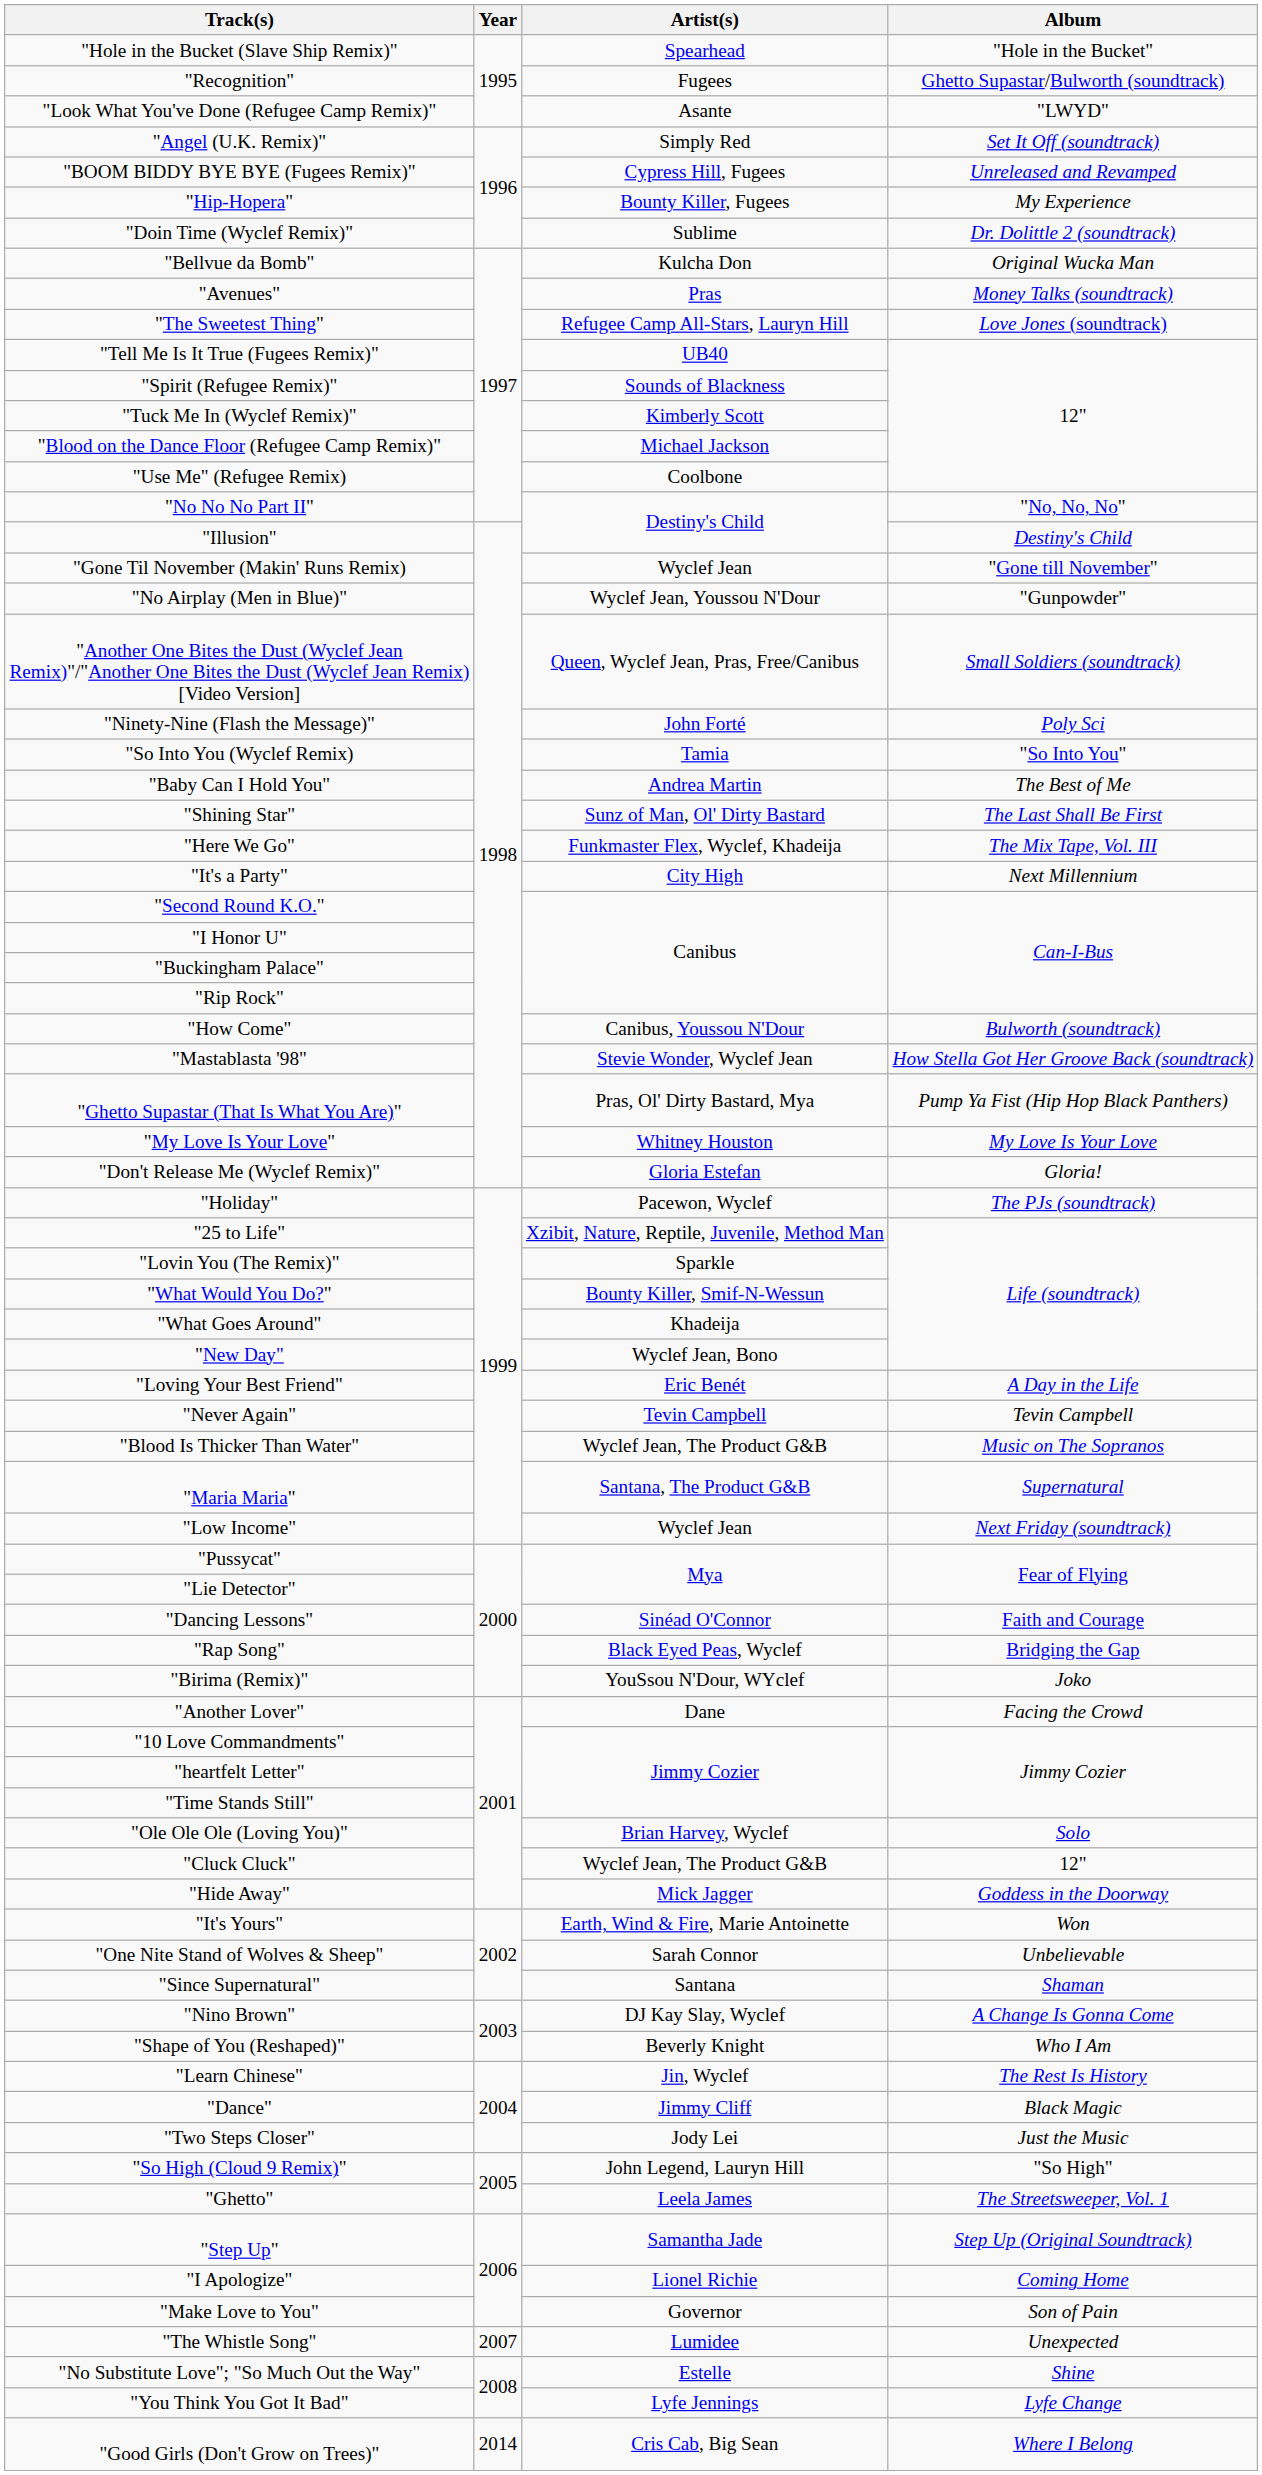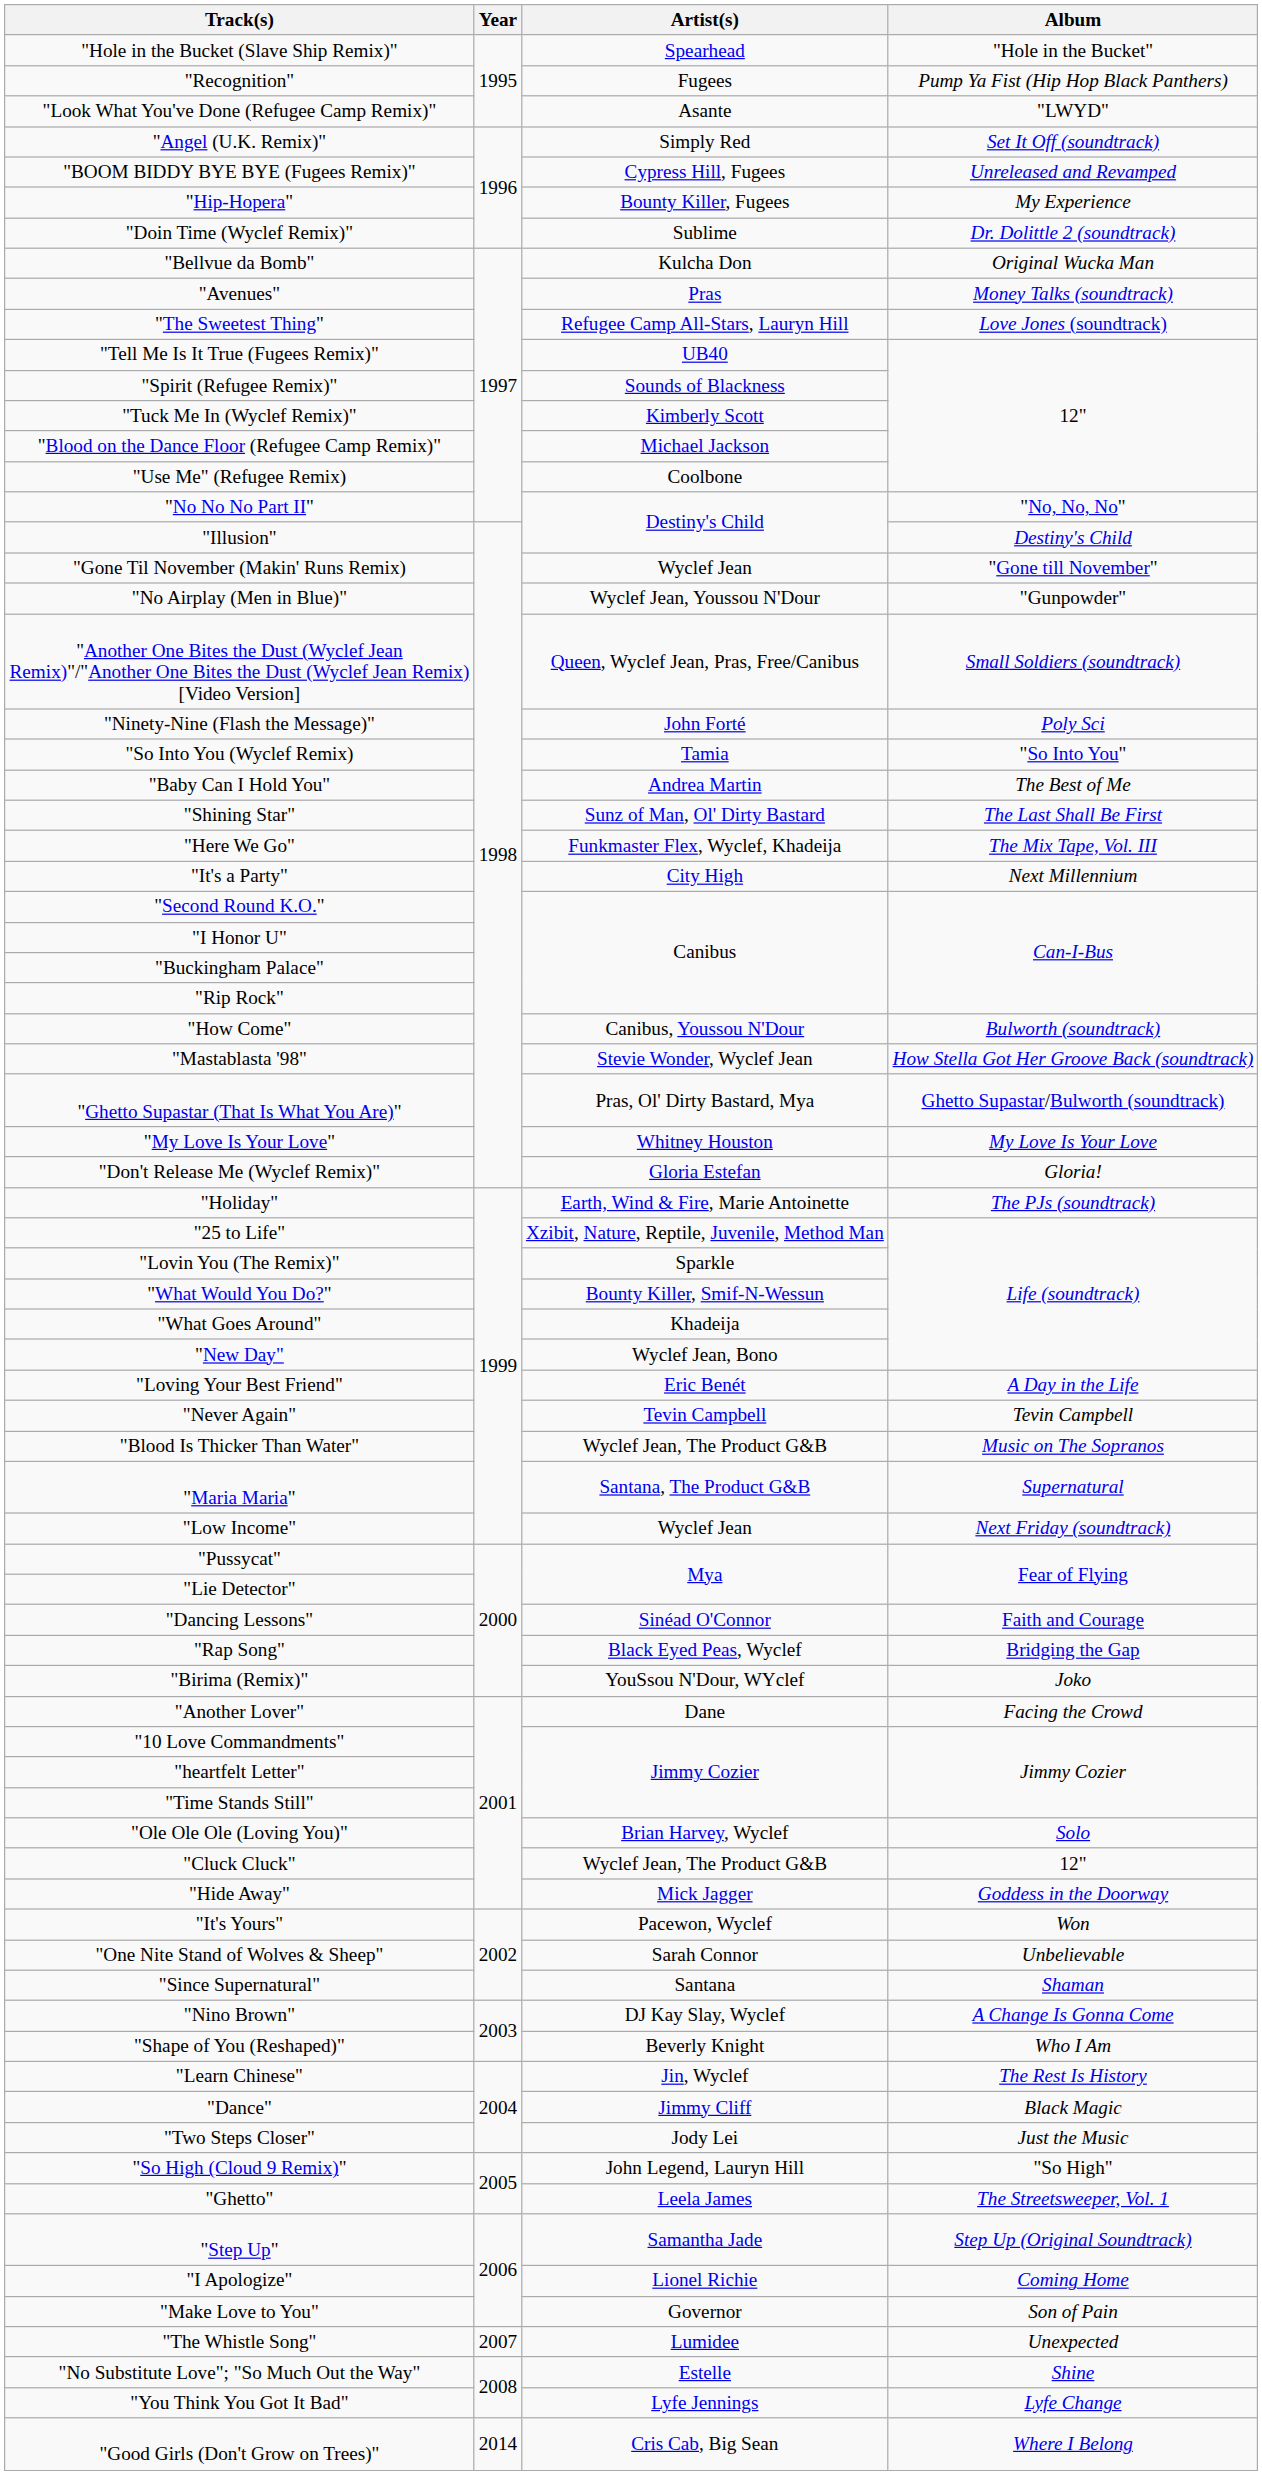(1073, 80) Ghetto Supastar/Bulworth (soundtrack) -> (1073, 80) Pump Ya Fist (Hip Hop Black Panthers)
(1073, 1100) Pump Ya Fist (Hip Hop Black Panthers) -> (1073, 1100) Ghetto Supastar/Bulworth (soundtrack)
(705, 1202) Pacewon, Wyclef -> (705, 1202) Earth, Wind & Fire, Marie Antoinette
(705, 1924) Earth, Wind & Fire, Marie Antoinette -> (705, 1924) Pacewon, Wyclef
